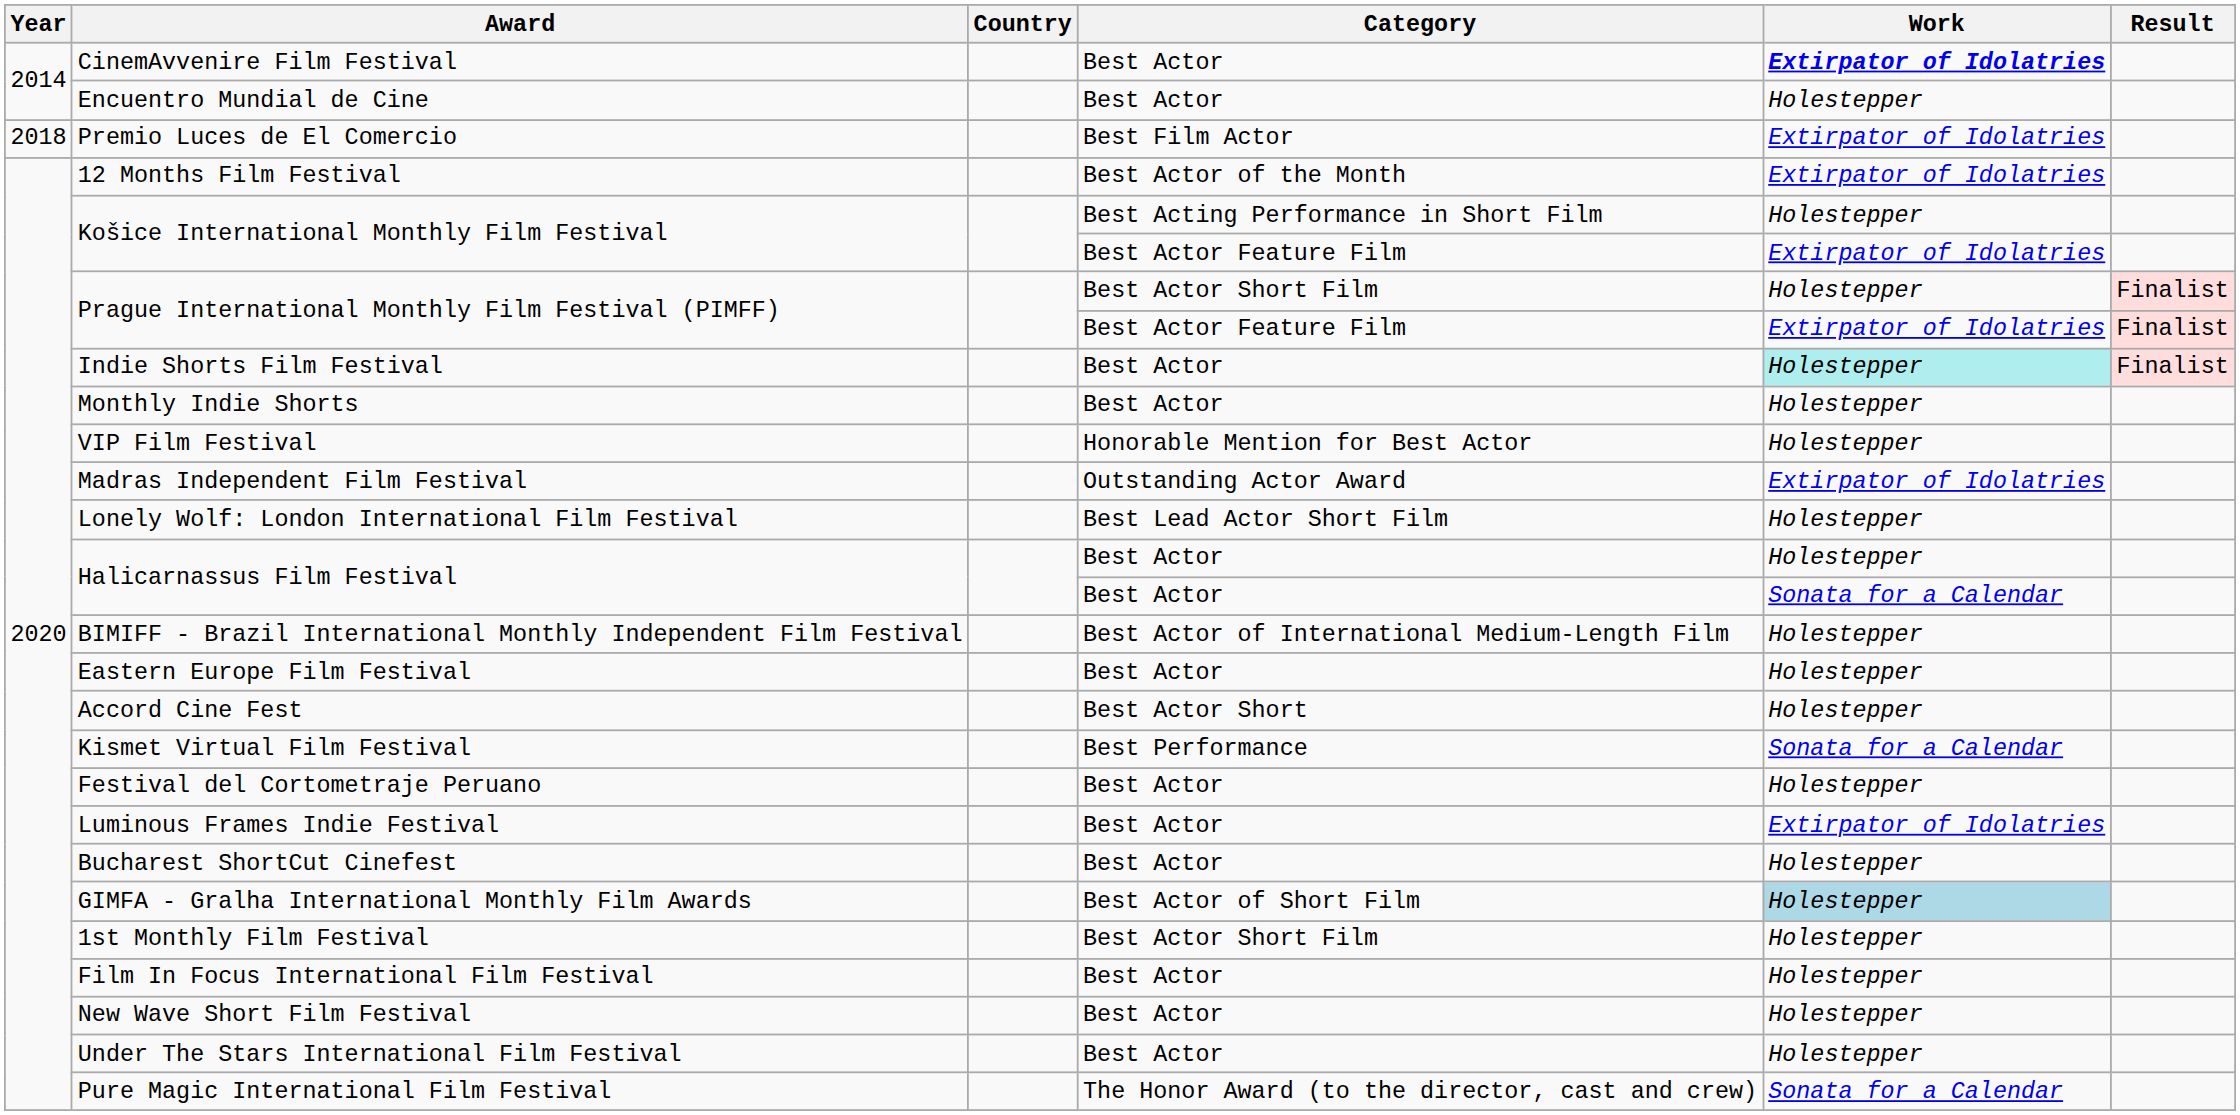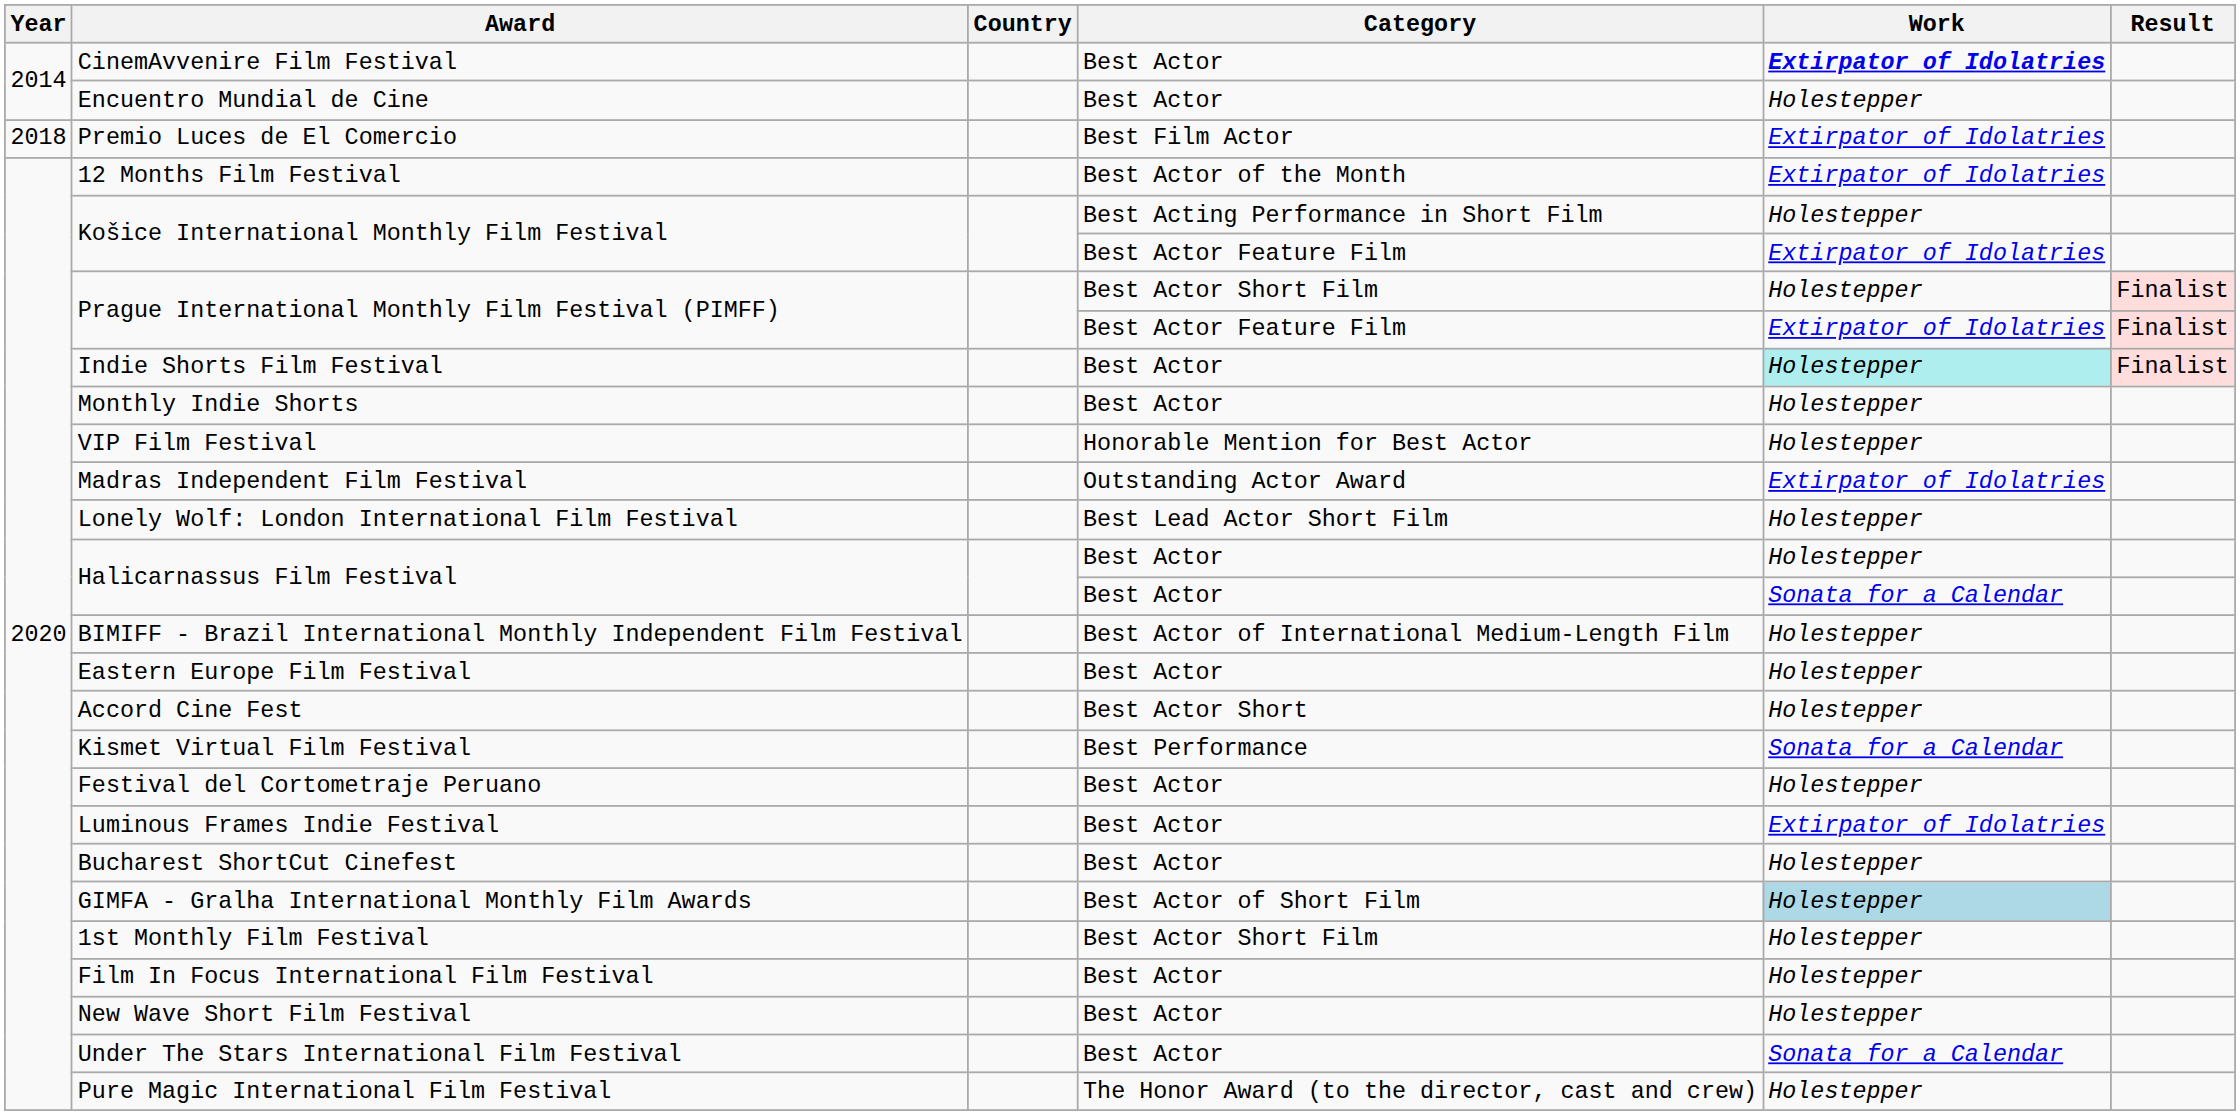(1845, 1054) Holestepper -> (1916, 1054) Sonata for a Calendar
(1916, 1092) Sonata for a Calendar -> (1845, 1092) Holestepper
